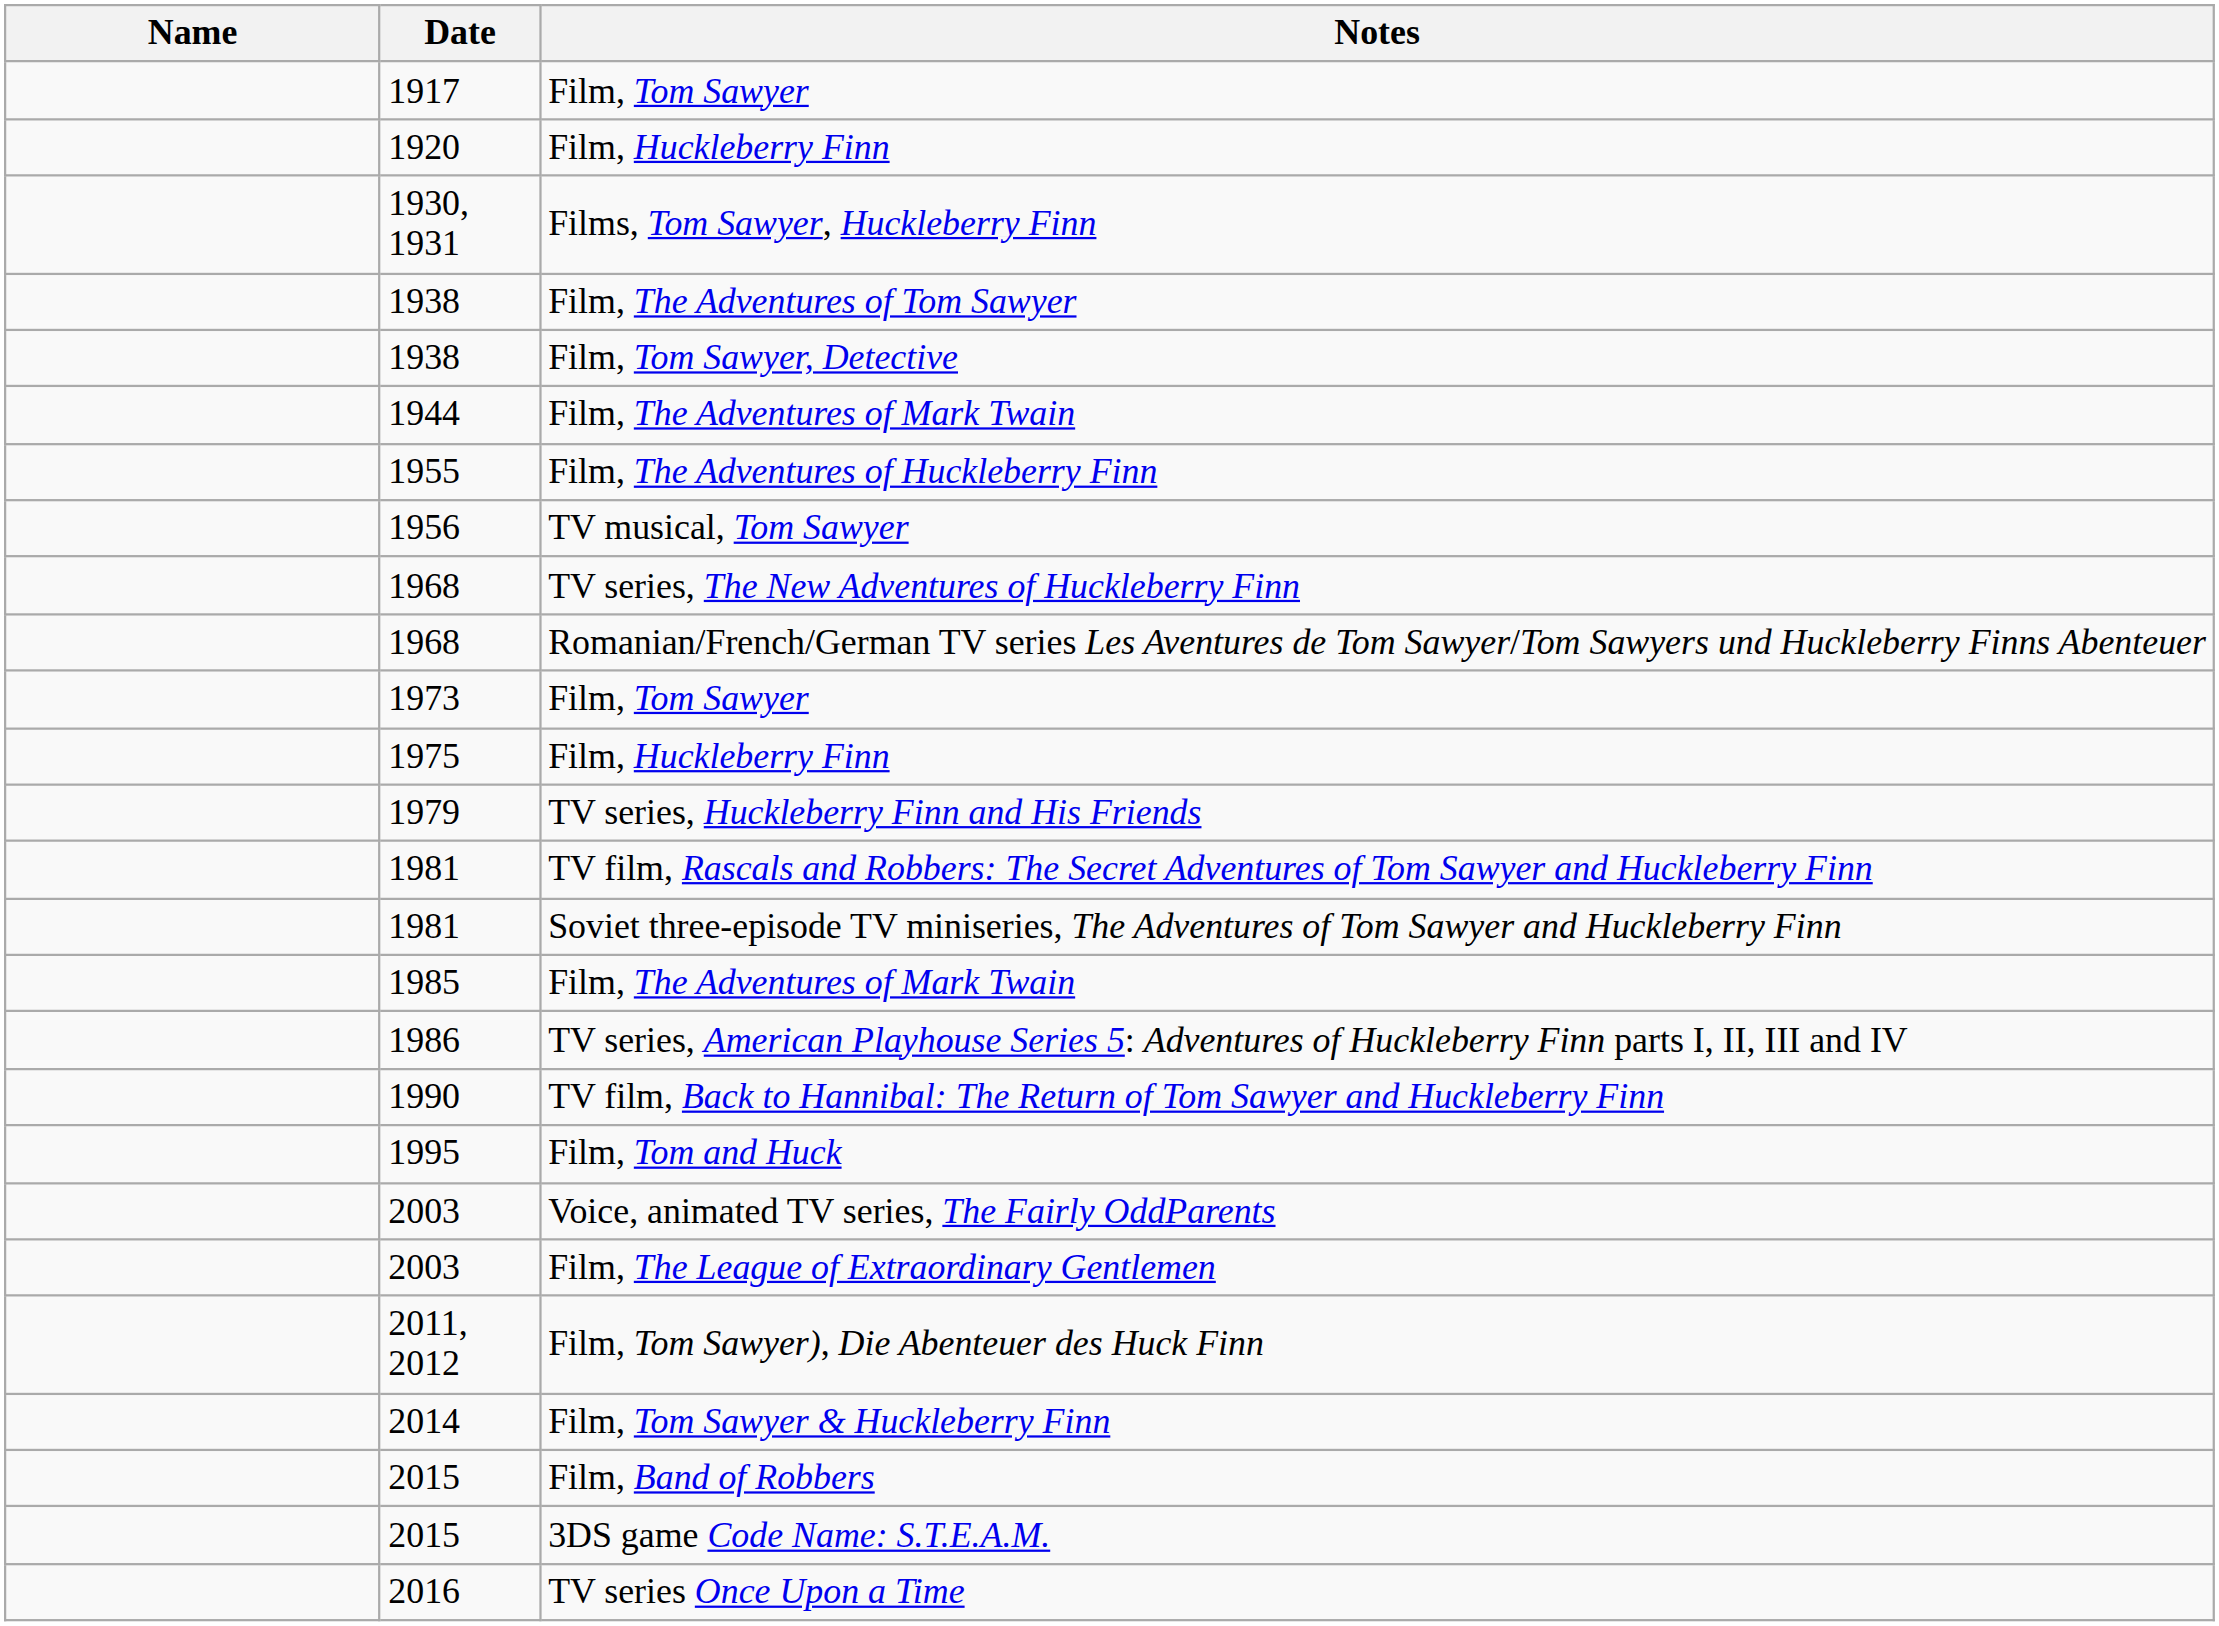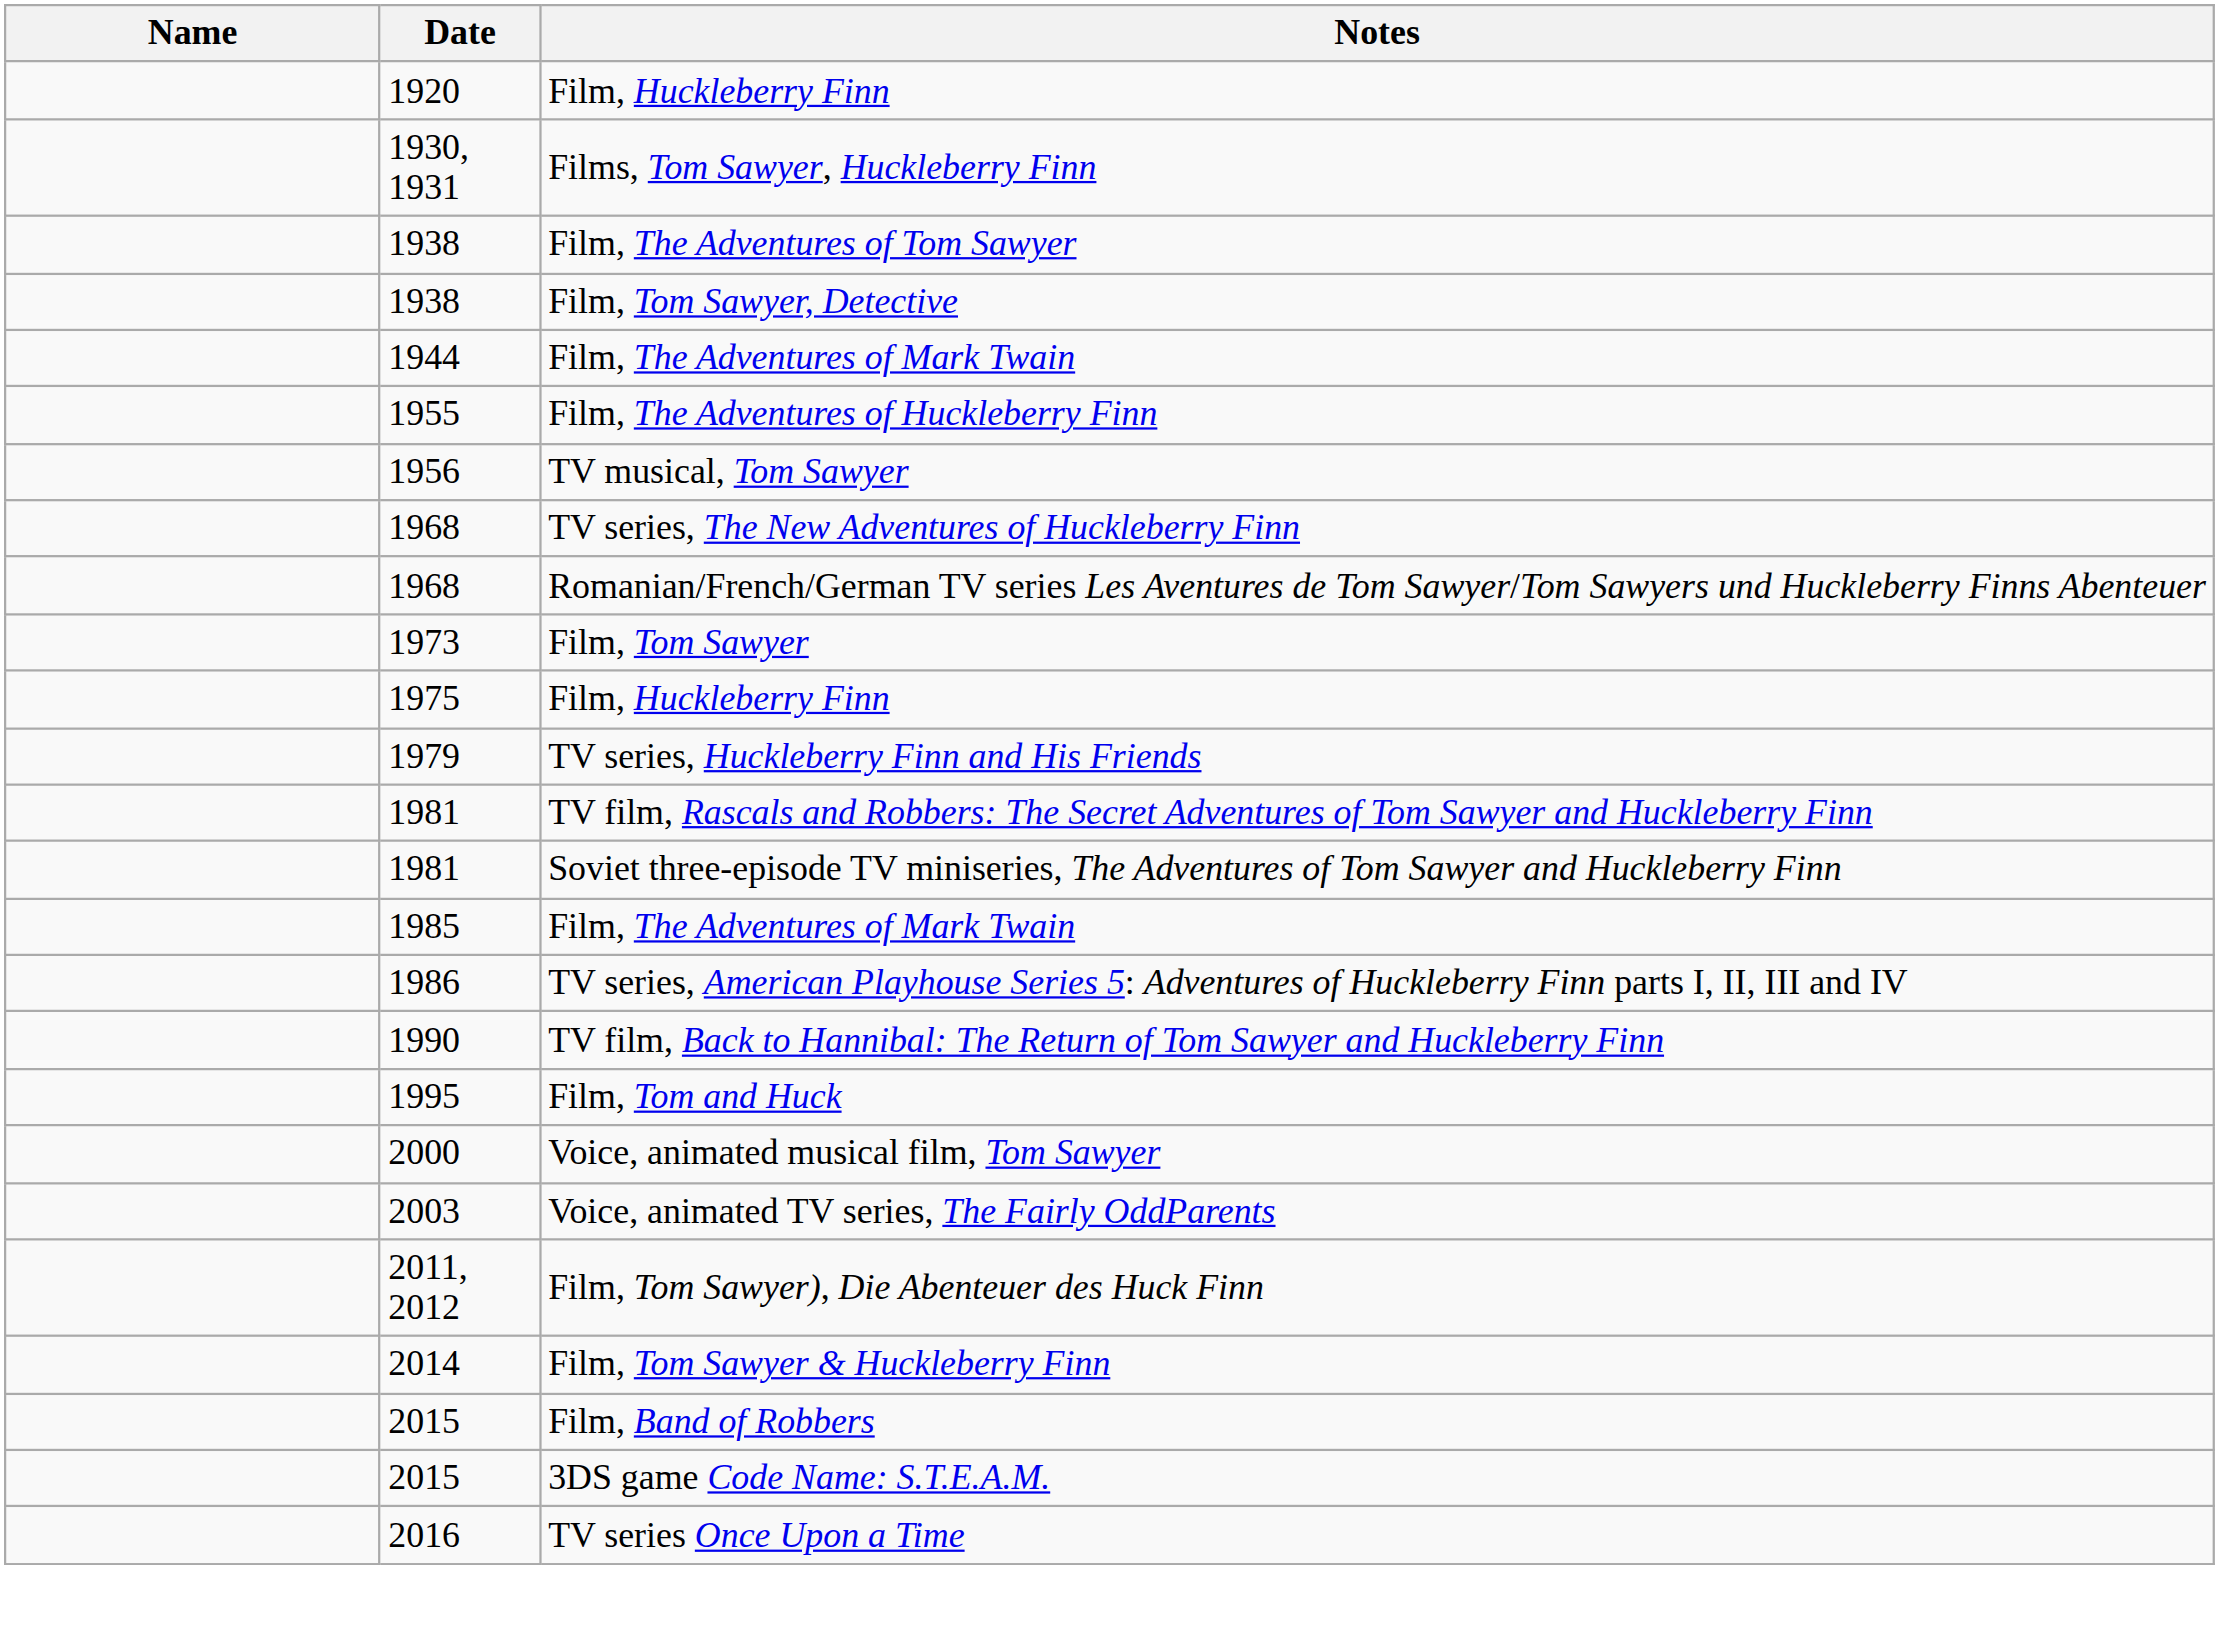- row: (424, 89)
+ row: (424, 1153)
- row: (424, 1266)
